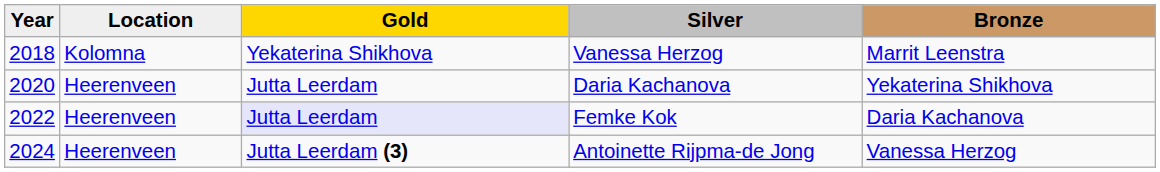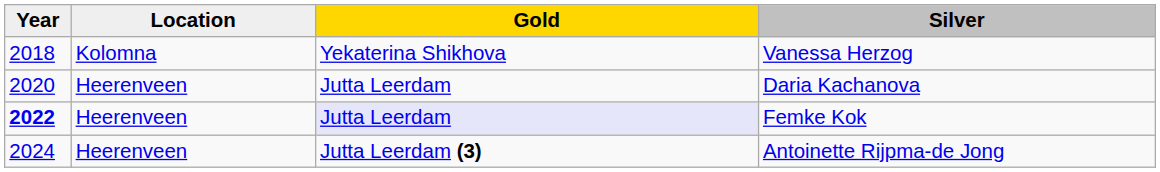- column: (1009, 20)
(32, 118) normal -> (32, 118) bold
